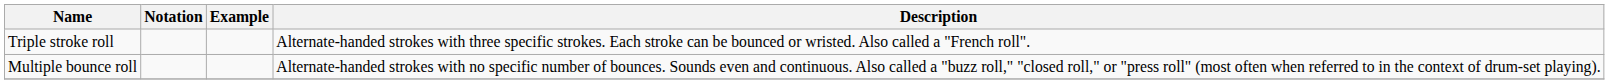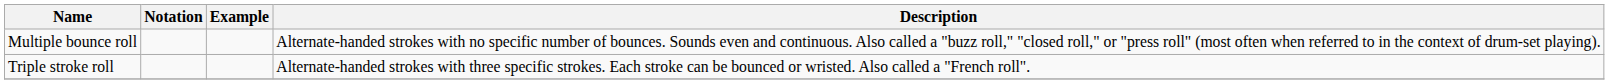rows swapped: (73, 66) <-> (61, 41)
